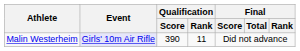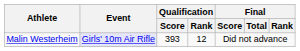(172, 40) 390 -> (172, 40) 393
(201, 40) 11 -> (201, 40) 12
